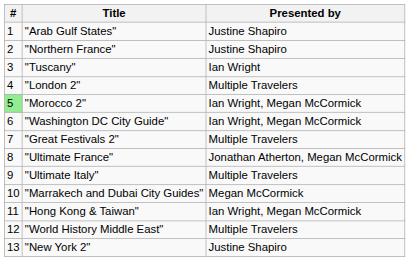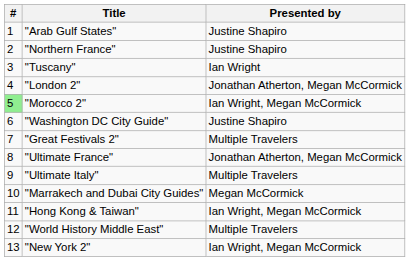(253, 85) Multiple Travelers -> (305, 85) Jonathan Atherton, Megan McCormick
(285, 121) Ian Wright, Megan McCormick -> (248, 121) Justine Shapiro
(248, 247) Justine Shapiro -> (285, 247) Ian Wright, Megan McCormick
